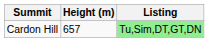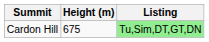(72, 29) 657 -> (72, 29) 675
